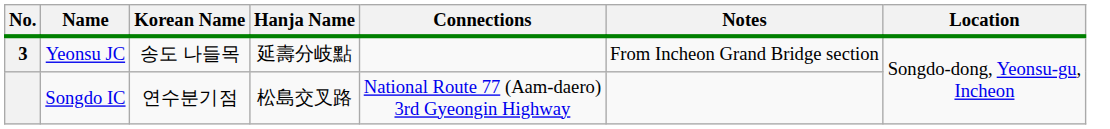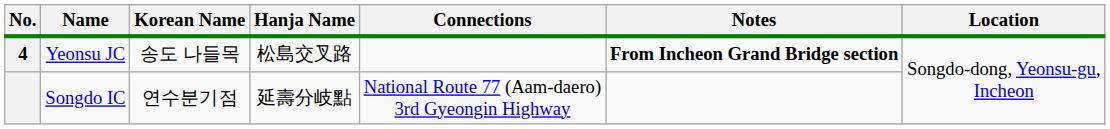(23, 54) 3 -> (23, 54) 4
(304, 54) 延壽分岐點 -> (304, 54) 松島交叉路
(744, 54) normal -> (754, 54) bold
(304, 97) 松島交叉路 -> (304, 97) 延壽分岐點
